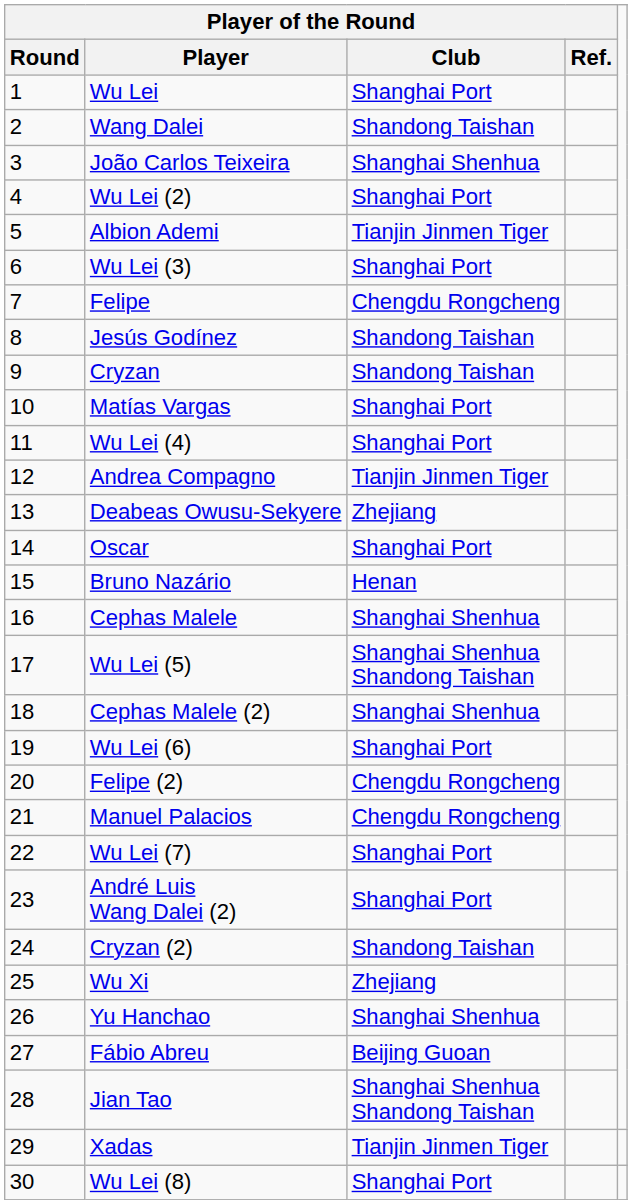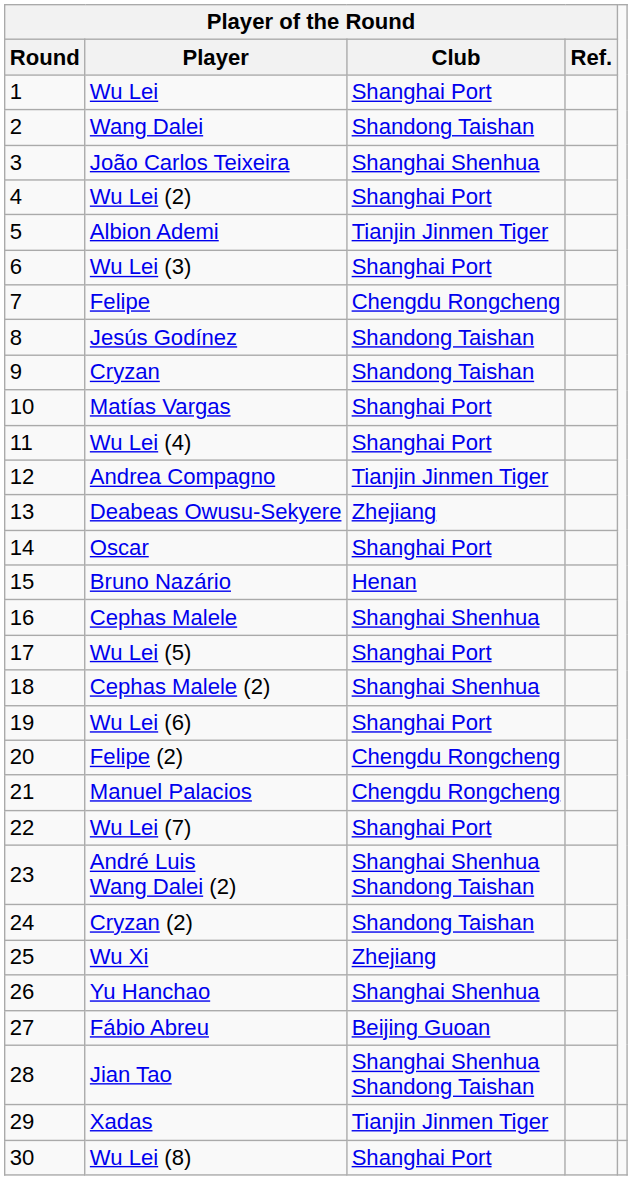(446, 664) Shanghai Shenhua Shandong Taishan -> (422, 652) Shanghai Port
(422, 899) Shanghai Port -> (446, 874) Shanghai Shenhua Shandong Taishan
